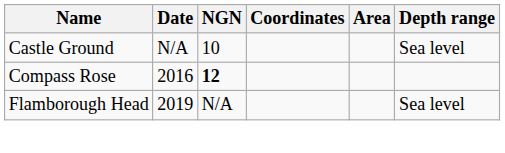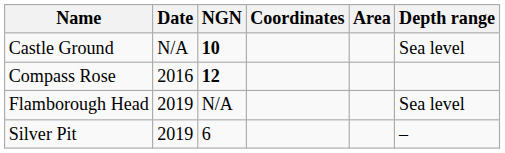(211, 47) normal -> (211, 47) bold
+ row: (43, 133)
